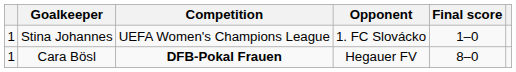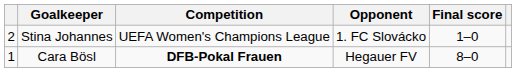(11, 36) 1 -> (11, 36) 2
